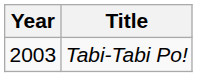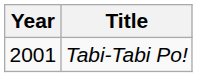(33, 54) 2003 -> (33, 54) 2001
